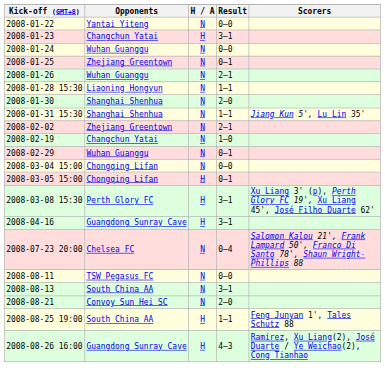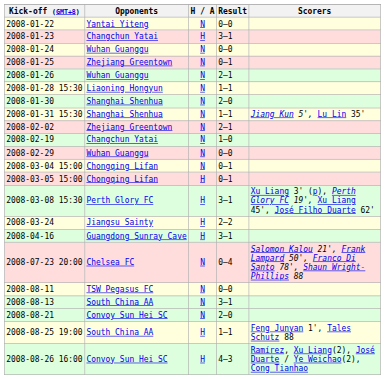(225, 153) 0–1 -> (225, 153) 0–0
(225, 166) 0–0 -> (225, 166) 0–1
+ row: (30, 223)
(137, 346) Guangdong Sunray Cave -> (127, 359) Convoy Sun Hei SC
